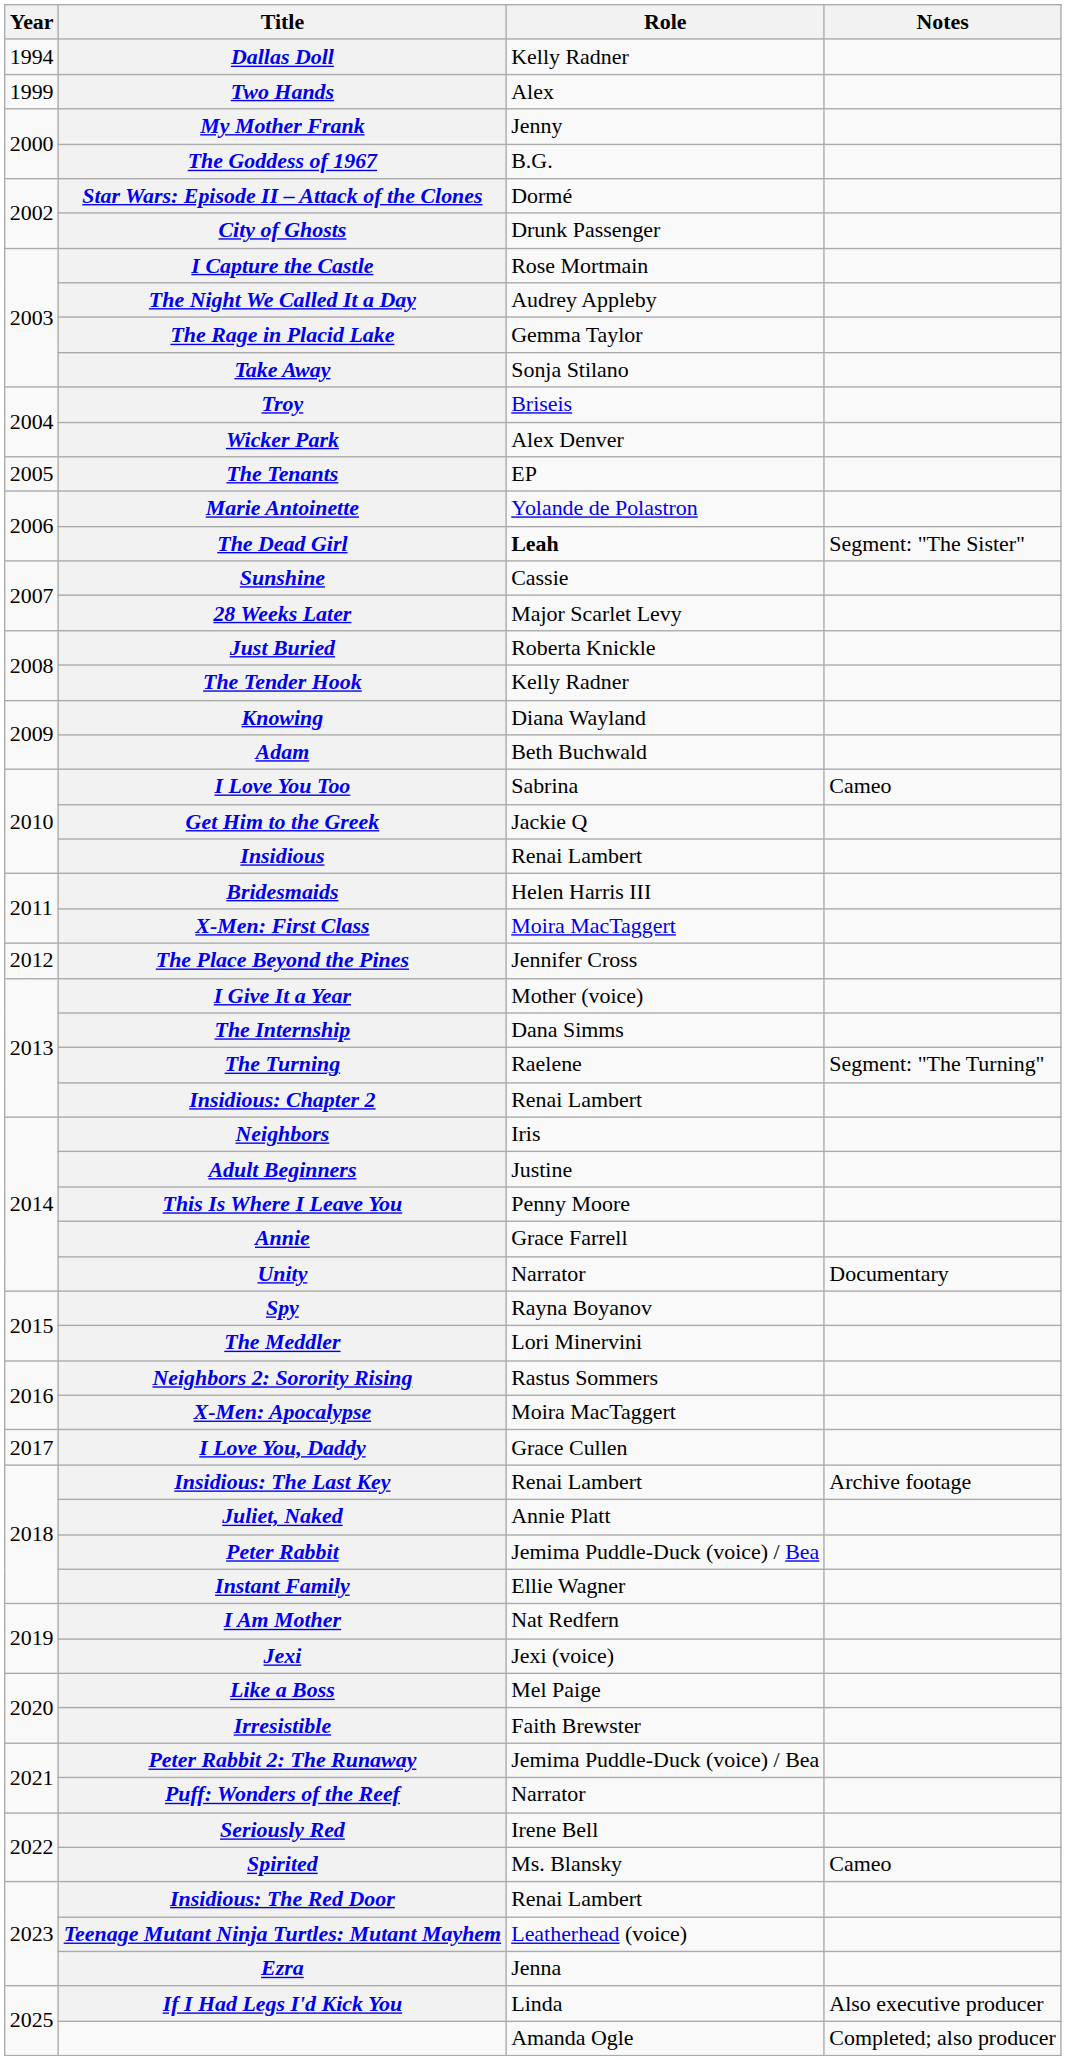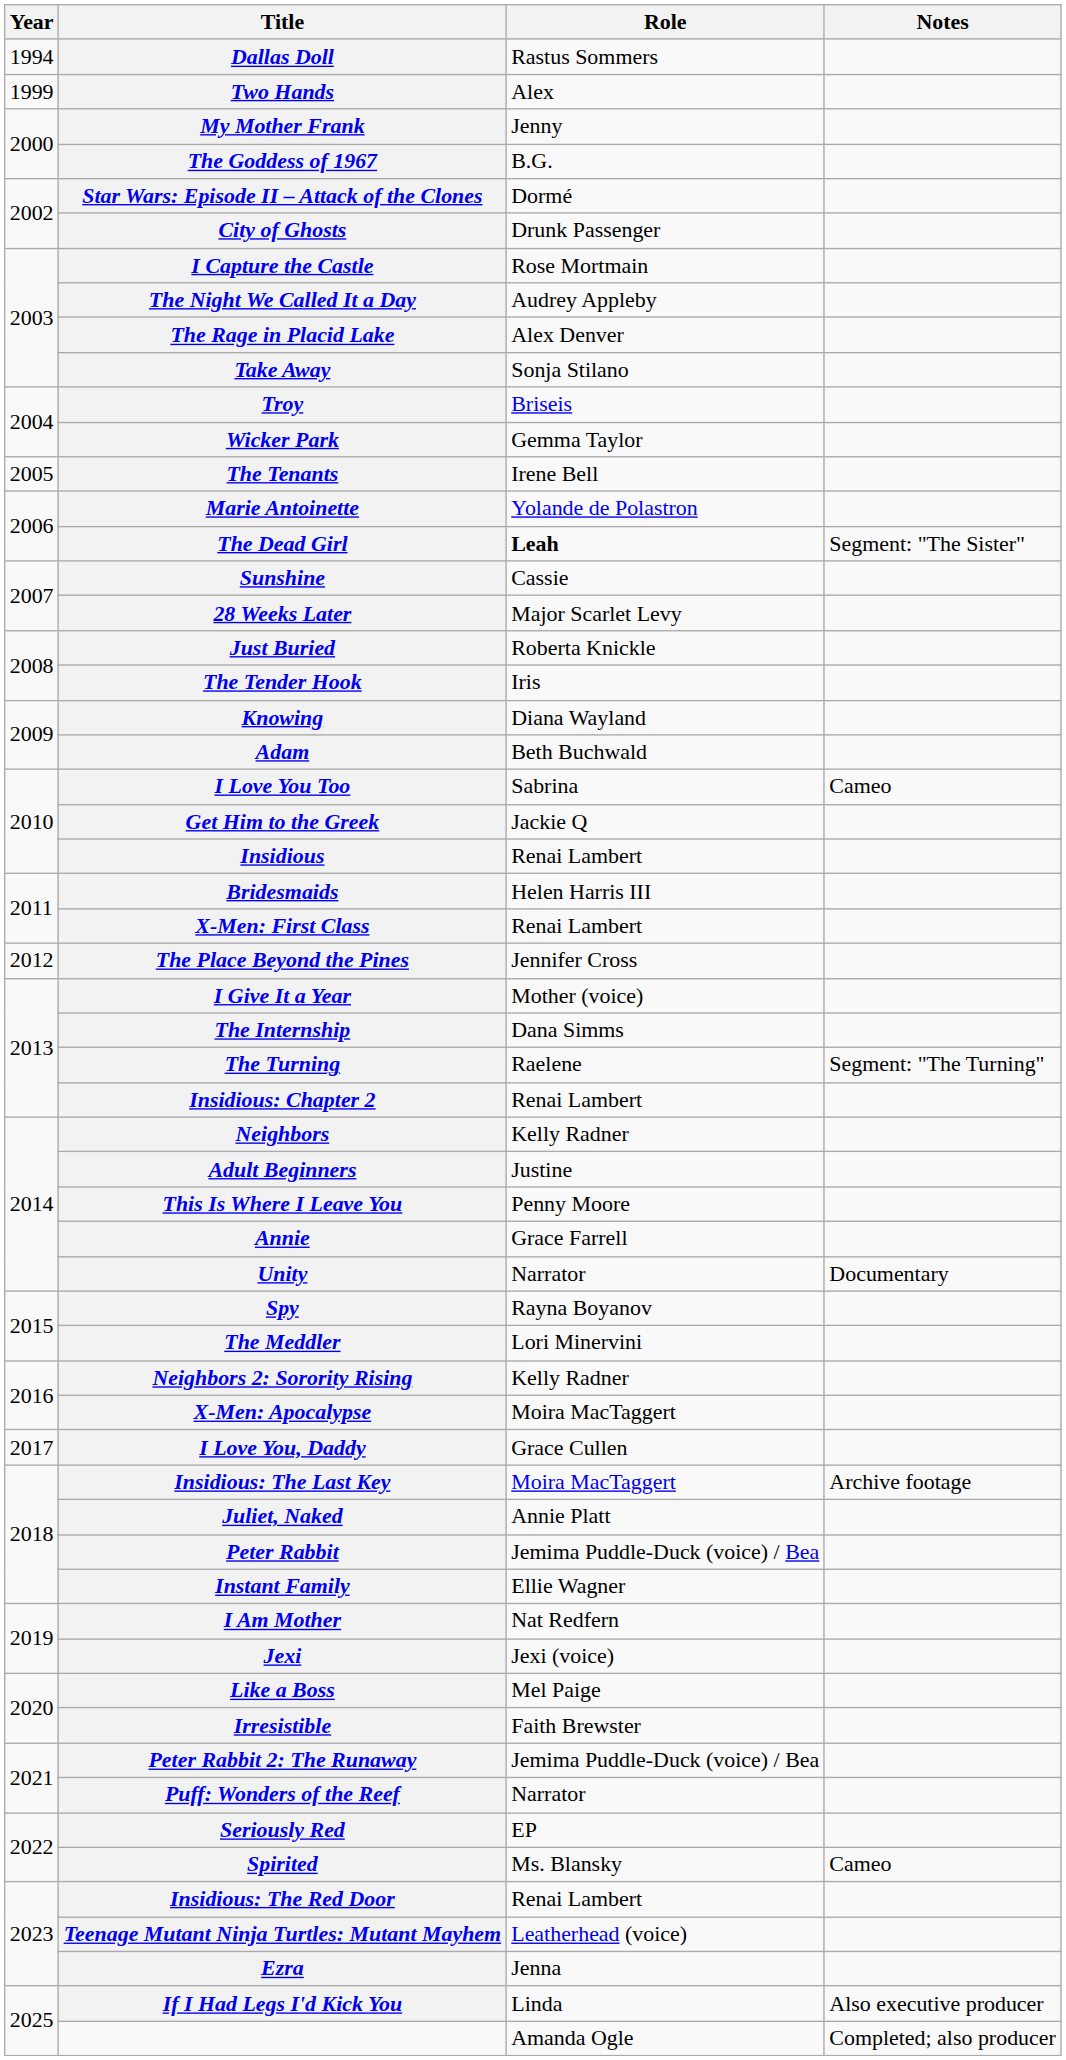(570, 56) Kelly Radner -> (585, 56) Rastus Sommers
(577, 334) Gemma Taylor -> (568, 334) Alex Denver
(568, 439) Alex Denver -> (577, 439) Gemma Taylor
(524, 473) EP -> (555, 473) Irene Bell
(570, 682) Kelly Radner -> (526, 682) Iris
(594, 925) Moira MacTaggert -> (577, 925) Renai Lambert
(526, 1134) Iris -> (570, 1134) Kelly Radner
(585, 1377) Rastus Sommers -> (570, 1377) Kelly Radner
(577, 1481) Renai Lambert -> (594, 1481) Moira MacTaggert
(555, 1829) Irene Bell -> (524, 1829) EP
